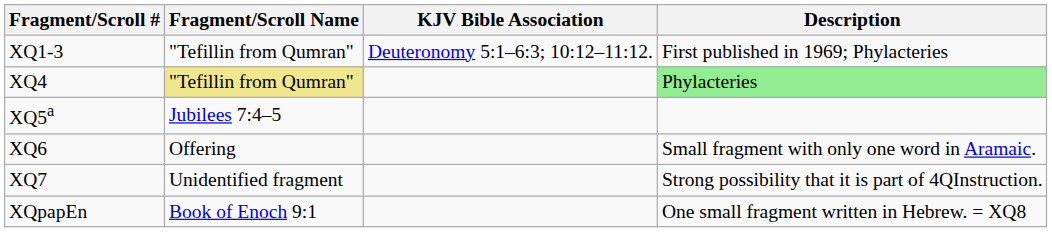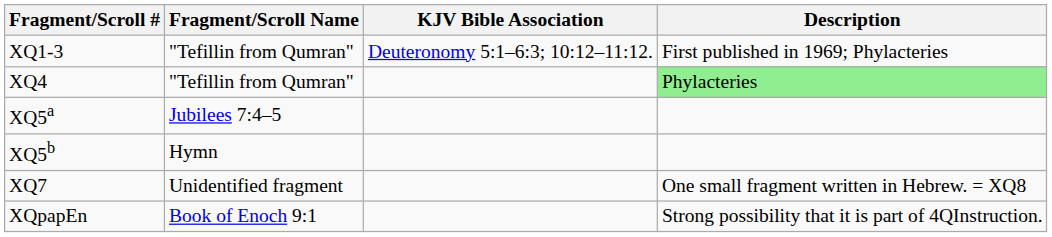(261, 81) khaki background -> (261, 81) no background
+ row: (32, 151)
- row: (28, 149)
(852, 180) Strong possibility that it is part of 4QInstruction. -> (844, 185) One small fragment written in Hebrew. = XQ8
(844, 211) One small fragment written in Hebrew. = XQ8 -> (852, 216) Strong possibility that it is part of 4QInstruction.
